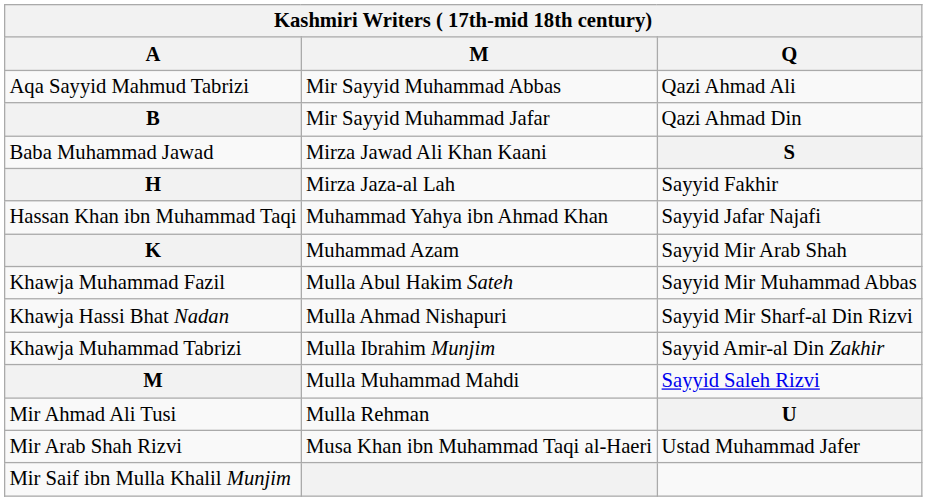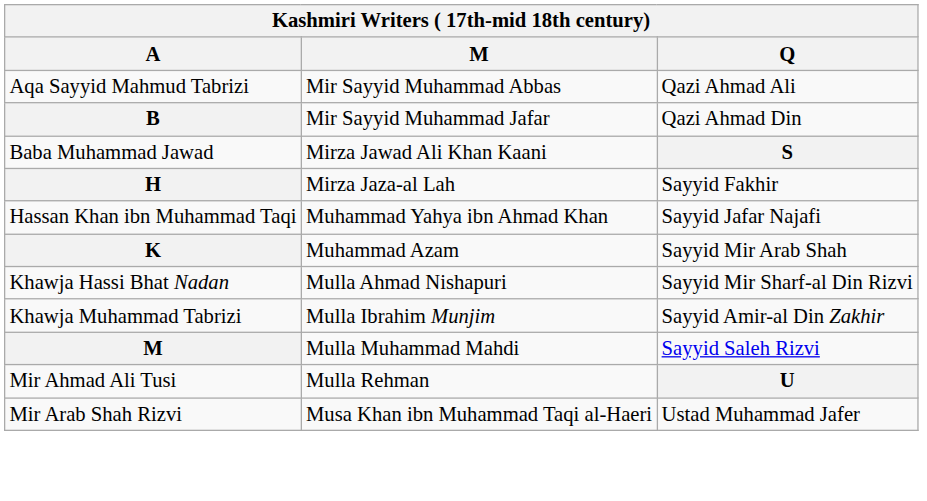- row: (117, 282)
- row: (150, 479)
